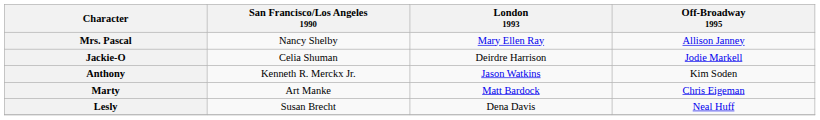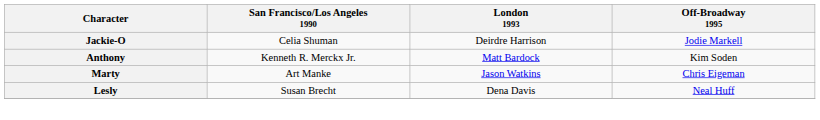- row: (106, 40)
(511, 73) Jason Watkins -> (511, 57) Matt Bardock
(511, 90) Matt Bardock -> (511, 73) Jason Watkins
